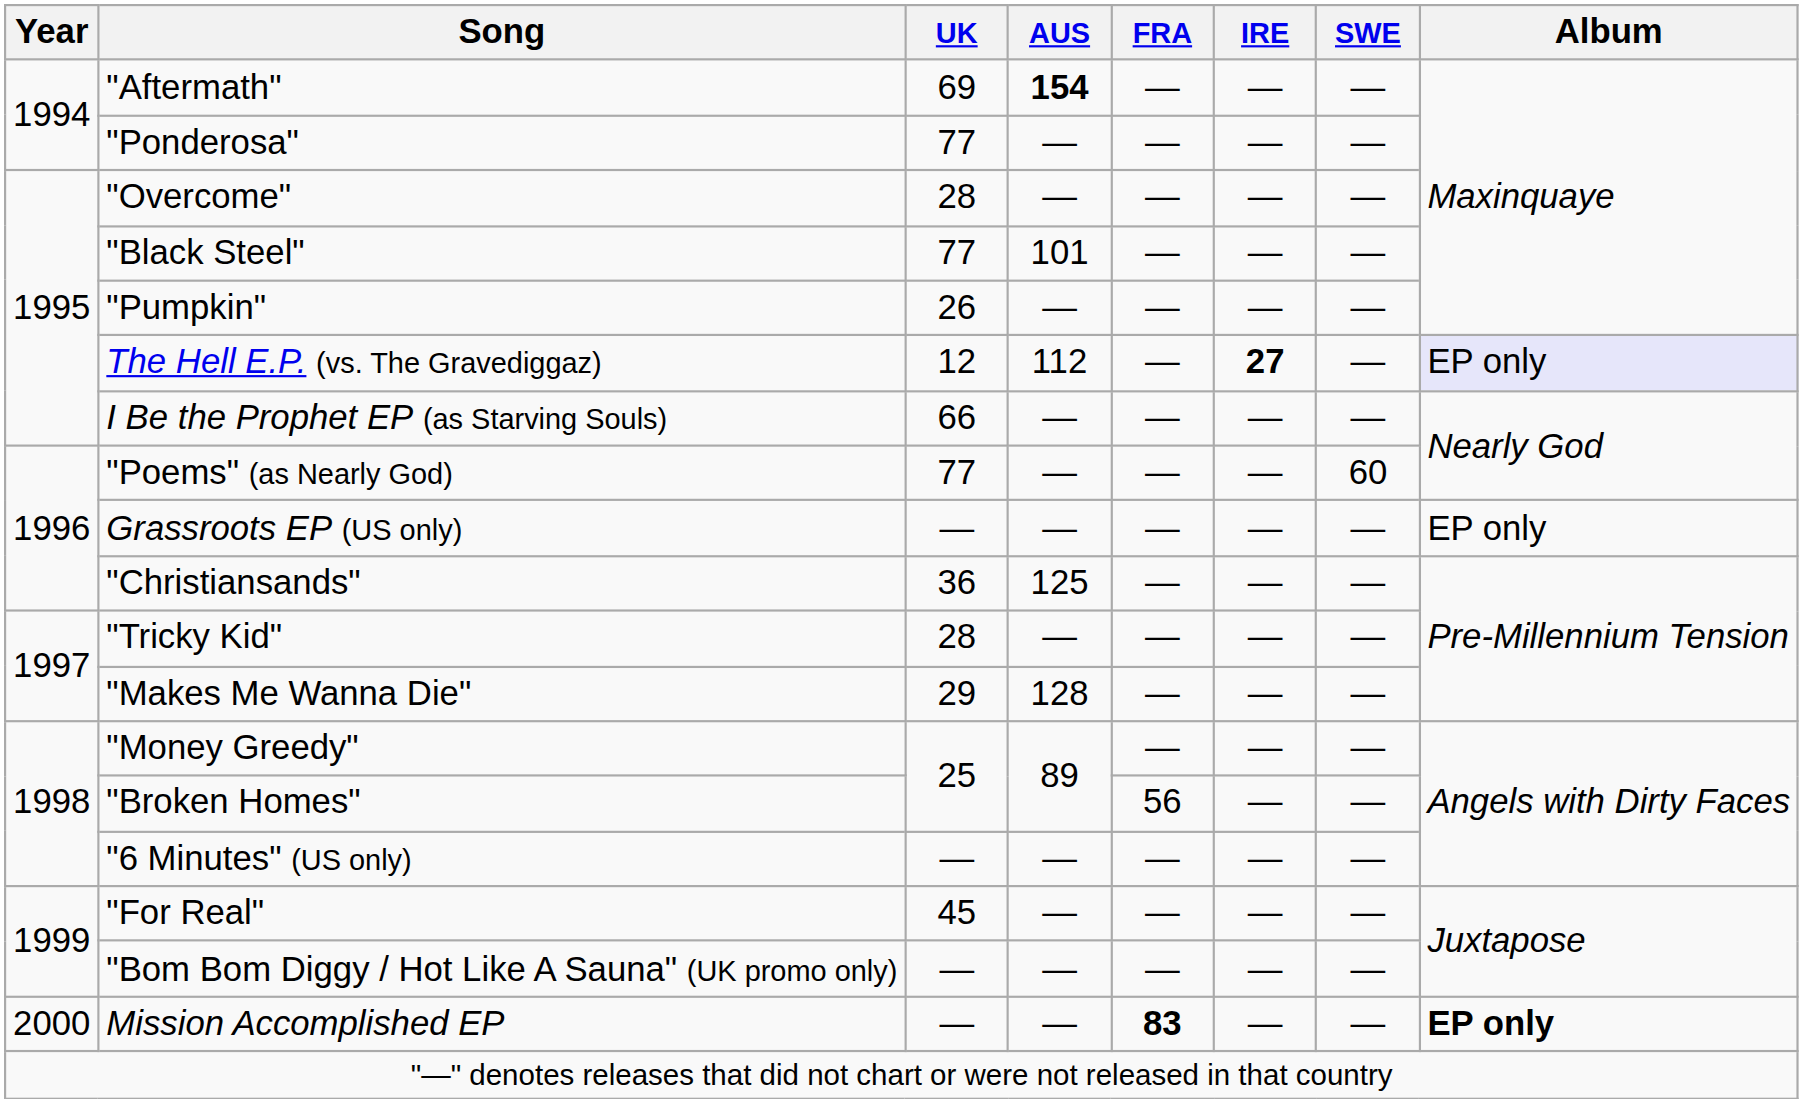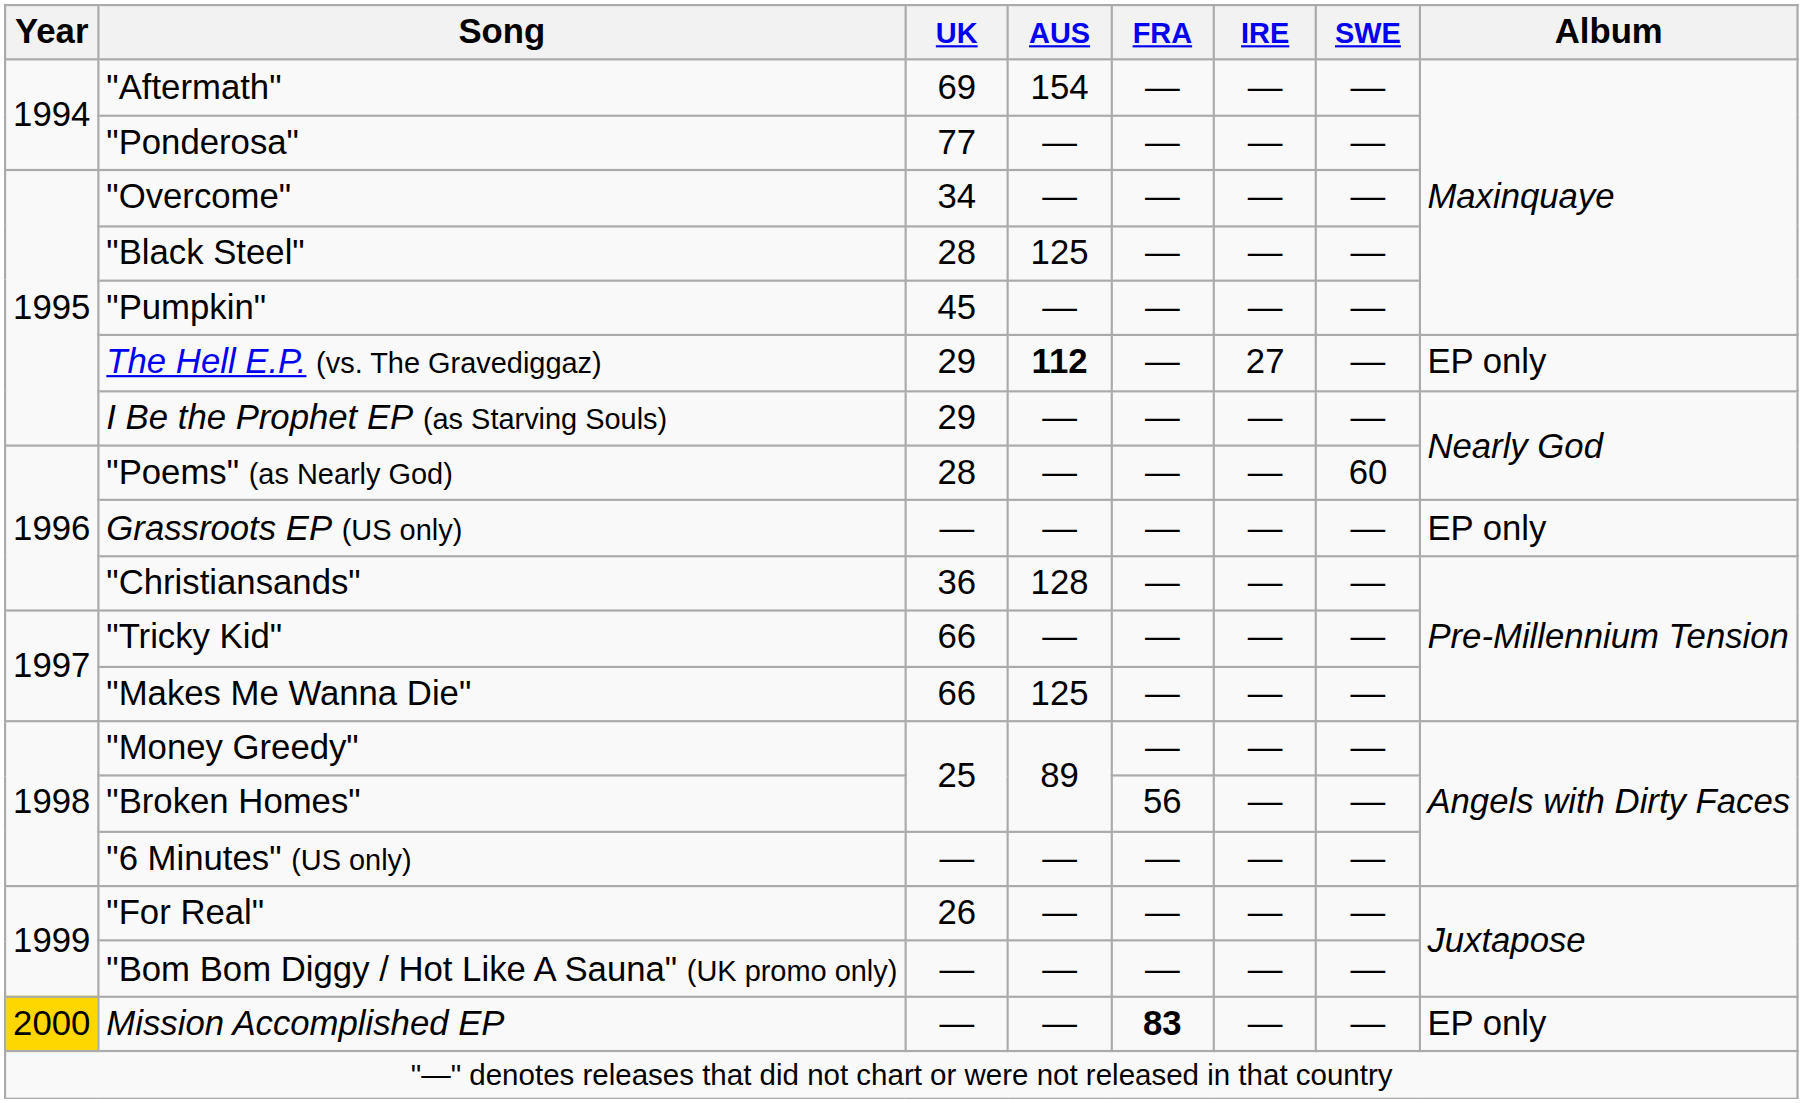(1060, 87) bold -> (1060, 87) normal
(957, 197) 28 -> (957, 197) 34
(957, 252) 77 -> (957, 252) 28
(1060, 252) 101 -> (1060, 252) 125
(957, 307) 26 -> (957, 307) 45
(957, 362) 12 -> (957, 362) 29
(1060, 362) normal -> (1060, 362) bold
(1265, 362) bold -> (1265, 362) normal
(1487, 362) lavender background -> (1487, 362) no background
(957, 417) 66 -> (957, 417) 29
(957, 472) 77 -> (957, 472) 28
(1060, 582) 125 -> (1060, 582) 128
(957, 637) 28 -> (957, 637) 66
(957, 692) 29 -> (957, 692) 66
(1060, 692) 128 -> (1060, 692) 125
(957, 913) 45 -> (957, 913) 26
(52, 1023) no background -> (52, 1023) gold background
(1491, 1023) bold -> (1487, 1023) normal
